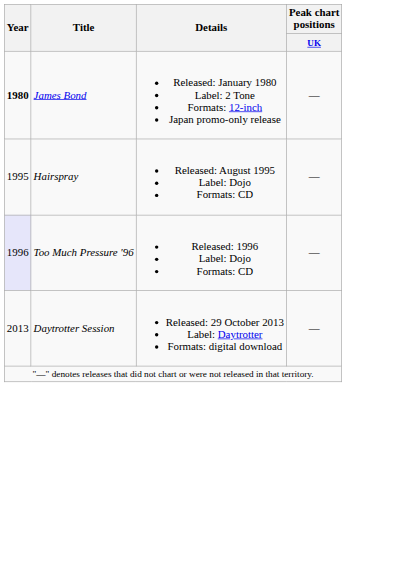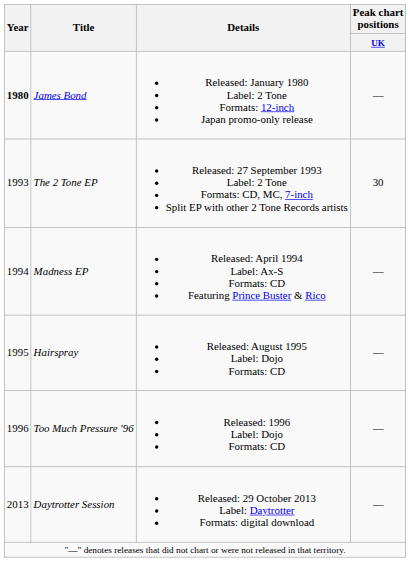+ row: (66, 183)
+ row: (61, 271)
(18, 252) lavender background -> (18, 428) no background
